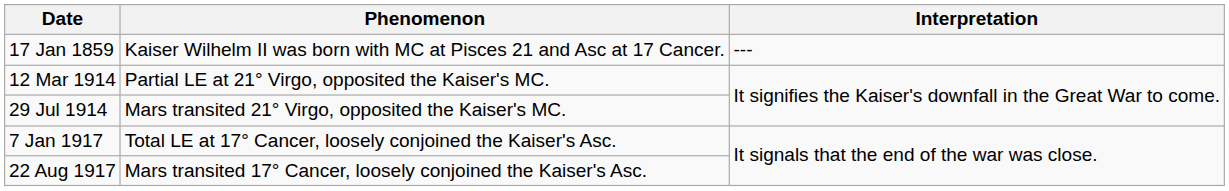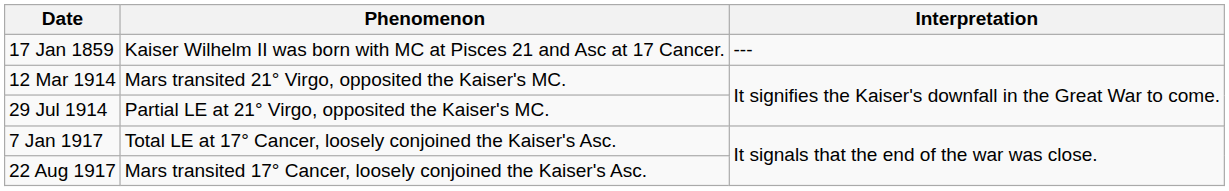(337, 79) Partial LE at 21° Virgo, opposited the Kaiser's MC. -> (346, 79) Mars transited 21° Virgo, opposited the Kaiser's MC.
(346, 110) Mars transited 21° Virgo, opposited the Kaiser's MC. -> (337, 110) Partial LE at 21° Virgo, opposited the Kaiser's MC.
